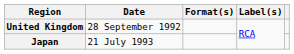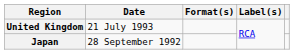(134, 27) 28 September 1992 -> (120, 27) 21 July 1993
(120, 41) 21 July 1993 -> (134, 41) 28 September 1992
